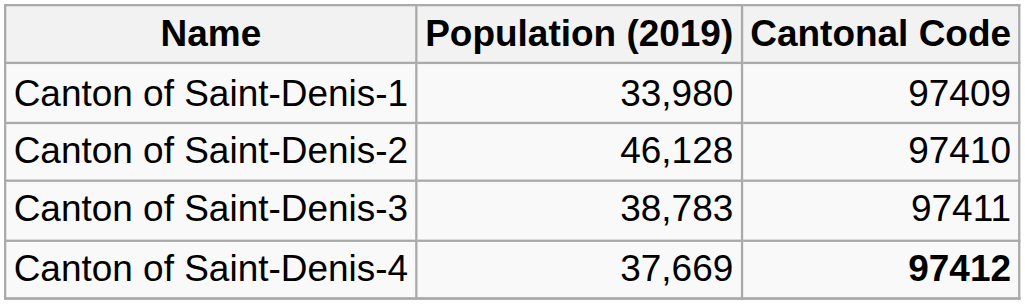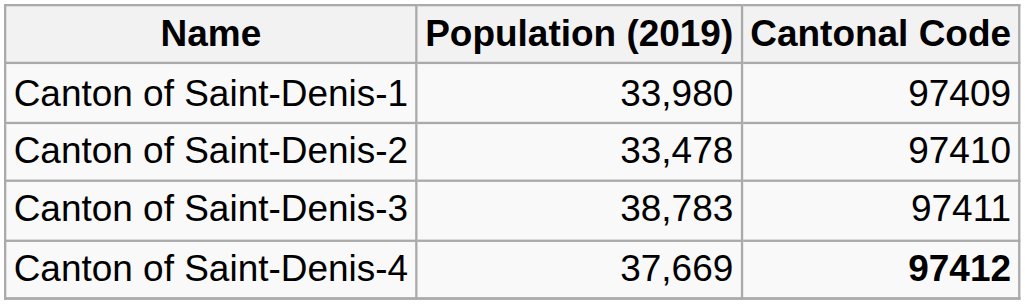(677, 151) 46,128 -> (677, 151) 33,478
